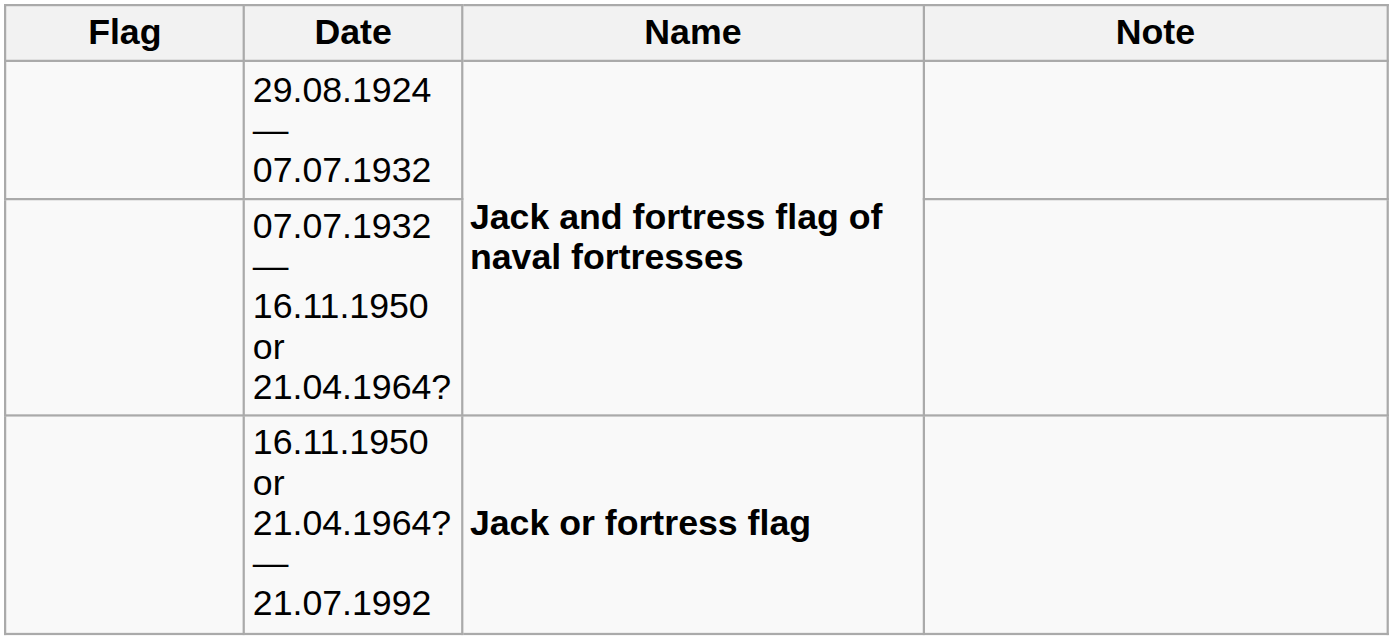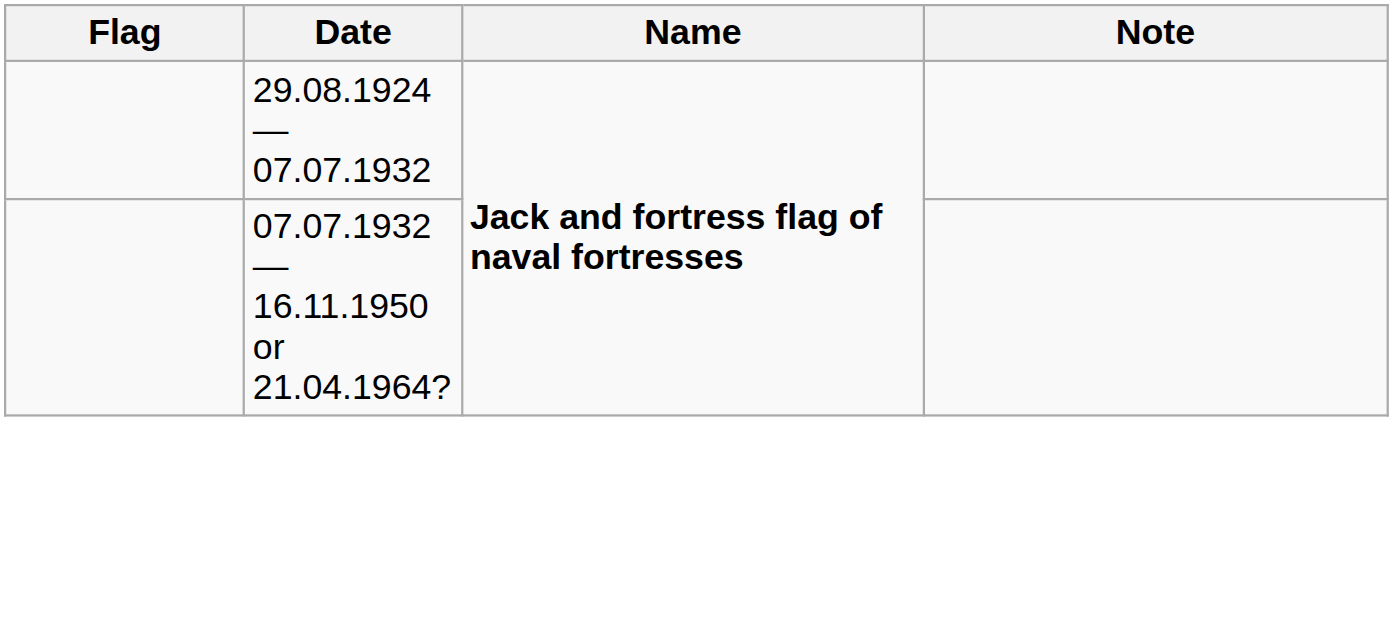- row: (352, 523)
